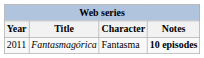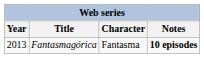(16, 45) 2011 -> (17, 45) 2013
